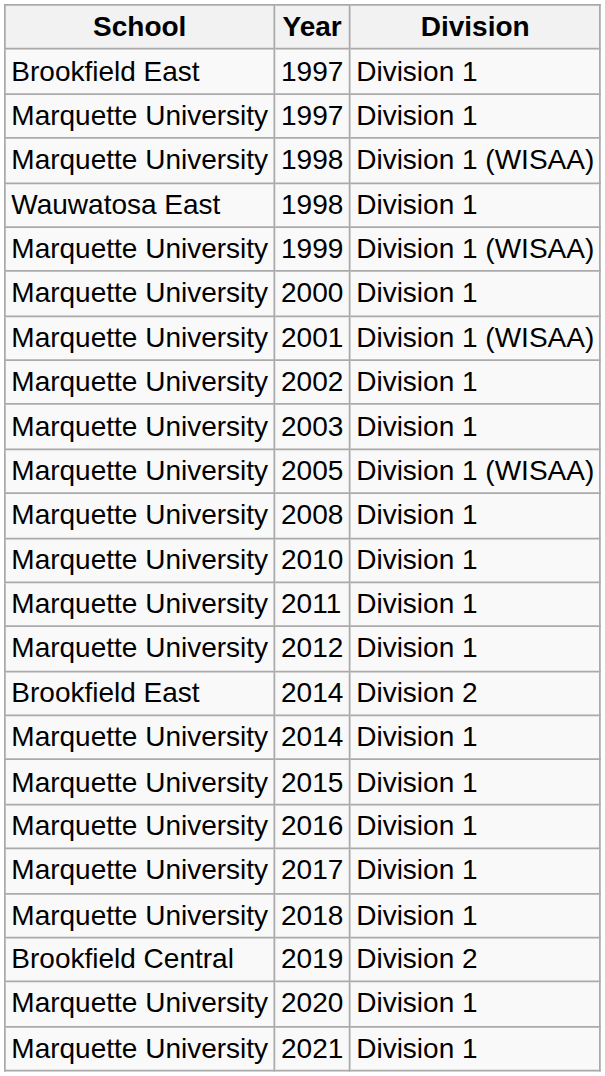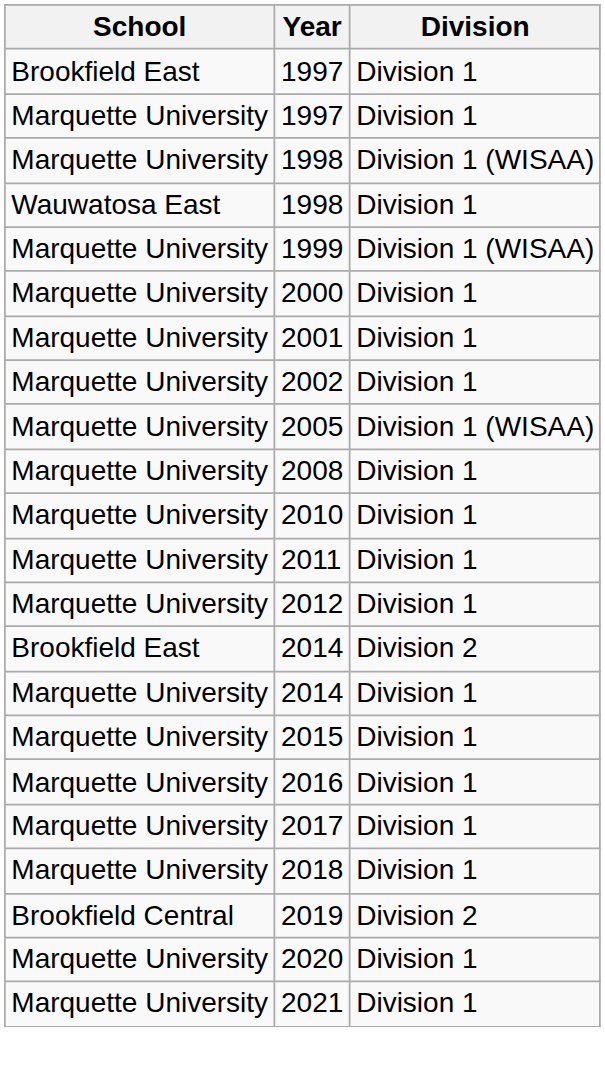(475, 337) Division 1 (WISAA) -> (417, 337) Division 1
- row: (140, 426)
